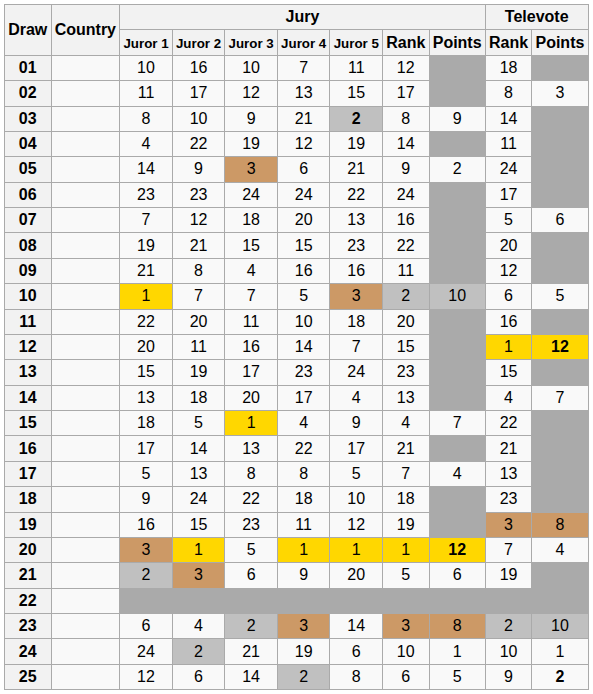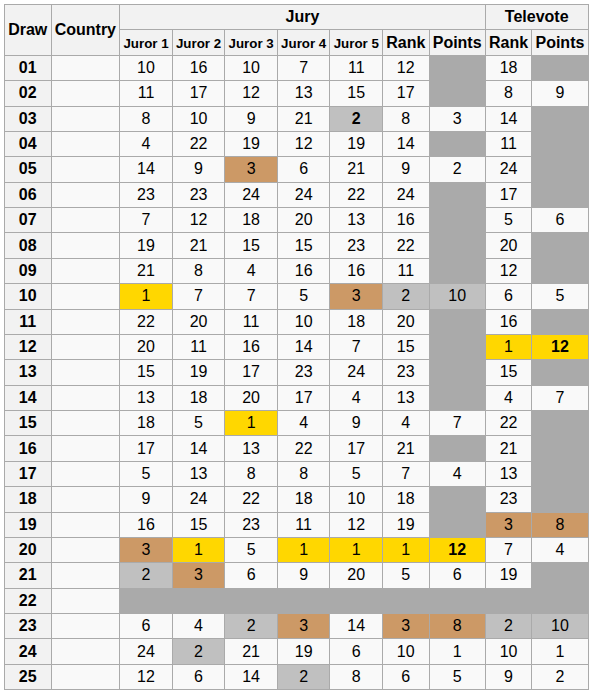(560, 93) 3 -> (560, 93) 9
(457, 118) 9 -> (457, 118) 3
(560, 676) bold -> (560, 676) normal
